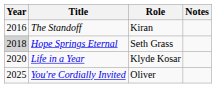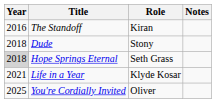+ row: (42, 43)
(17, 59) 2020 -> (17, 75) 2021
